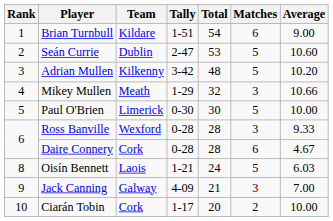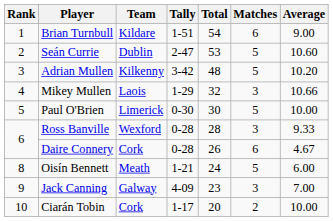(134, 91) Meath -> (132, 91) Laois
(214, 149) 28 -> (214, 149) 26
(132, 168) Laois -> (134, 168) Meath
(304, 168) 6.03 -> (304, 168) 6.00
(214, 187) 21 -> (214, 187) 23
